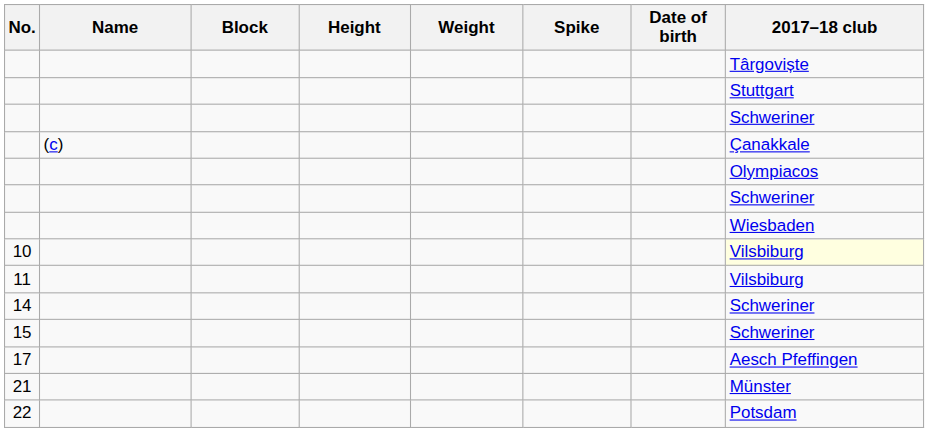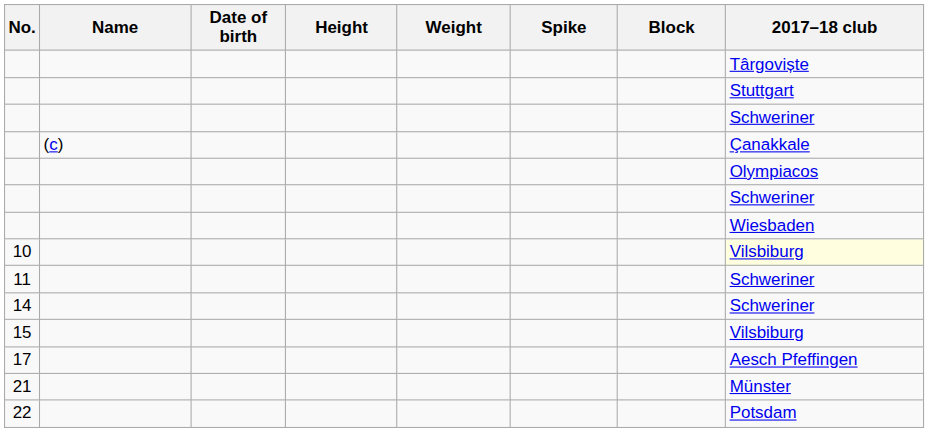columns swapped: (678, 27) <-> (245, 27)
(767, 279) Vilsbiburg -> (772, 279) Schweriner
(772, 332) Schweriner -> (767, 332) Vilsbiburg
